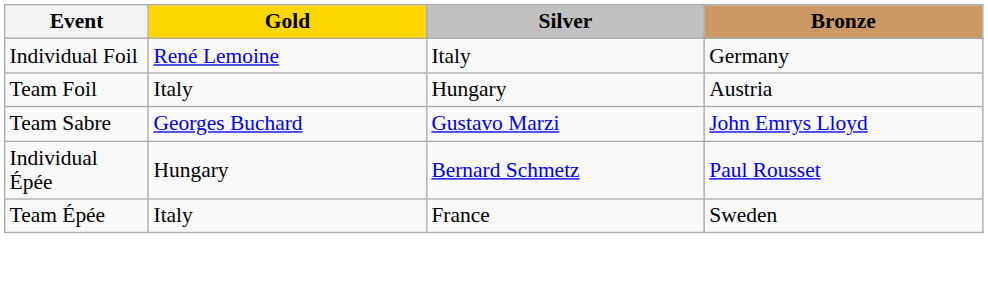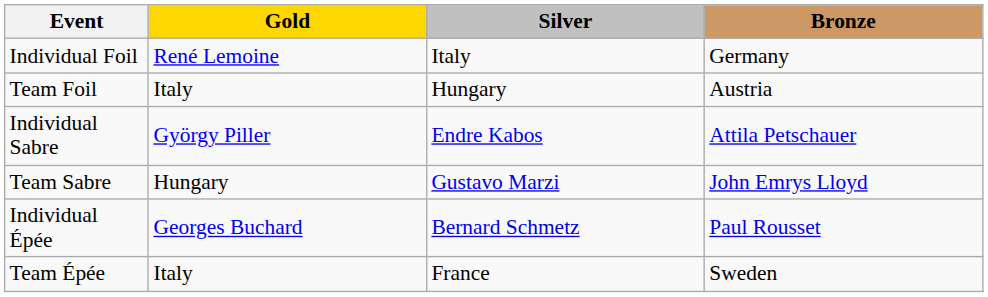+ row: (54, 135)
(228, 123) Georges Buchard -> (191, 181) Hungary
(191, 169) Hungary -> (228, 227) Georges Buchard
